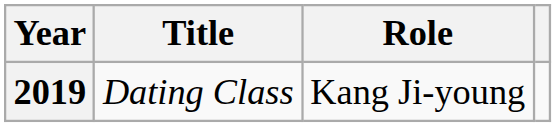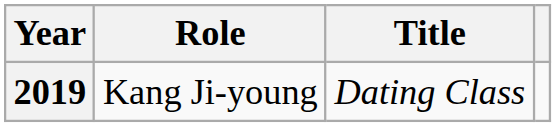columns swapped: (198, 33) <-> (418, 33)
